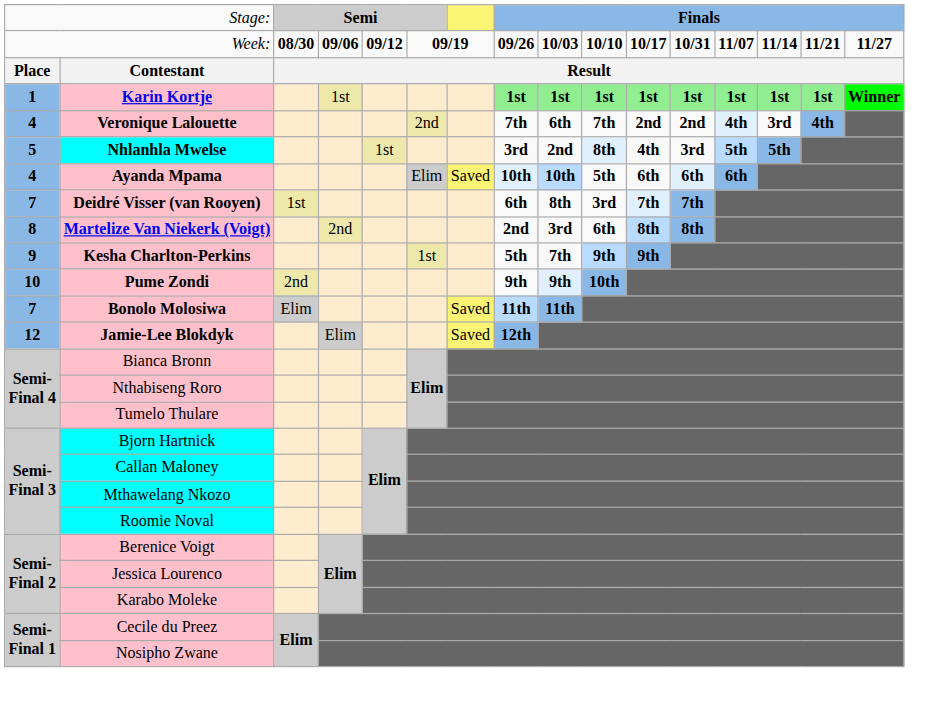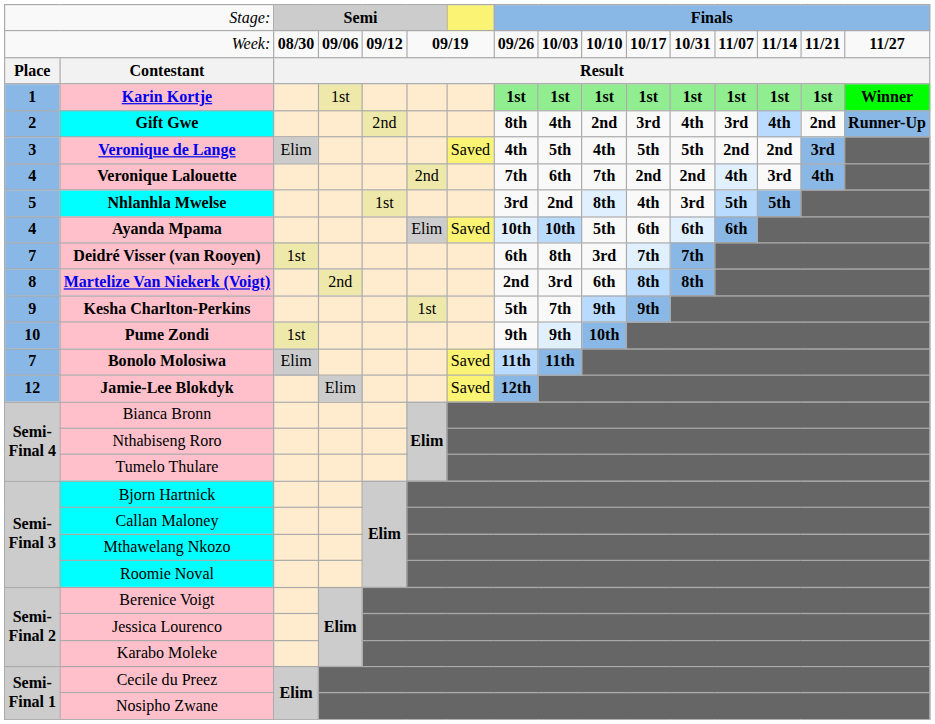+ row: (167, 123)
+ row: (167, 149)
(296, 282) 2nd -> (296, 335) 1st
